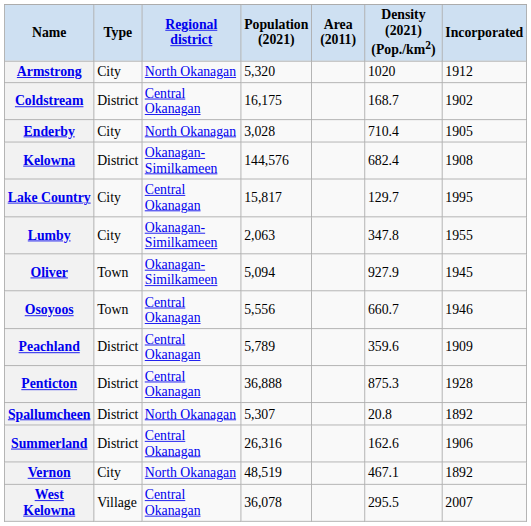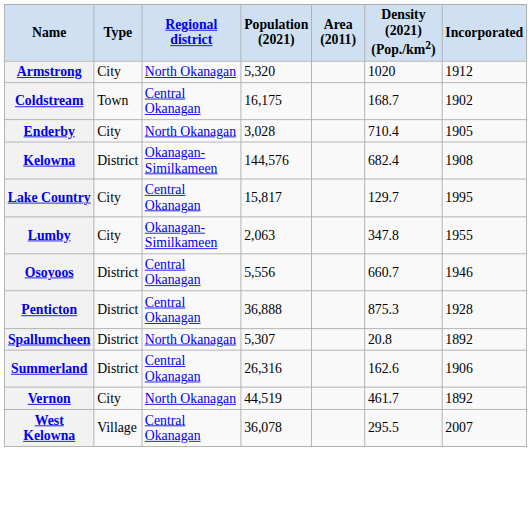(118, 101) District -> (113, 101) Town
- row: (49, 272)
(113, 309) Town -> (118, 272) District
- row: (49, 347)
(263, 473) 48,519 -> (263, 398) 44,519
(383, 473) 467.1 -> (383, 398) 461.7
